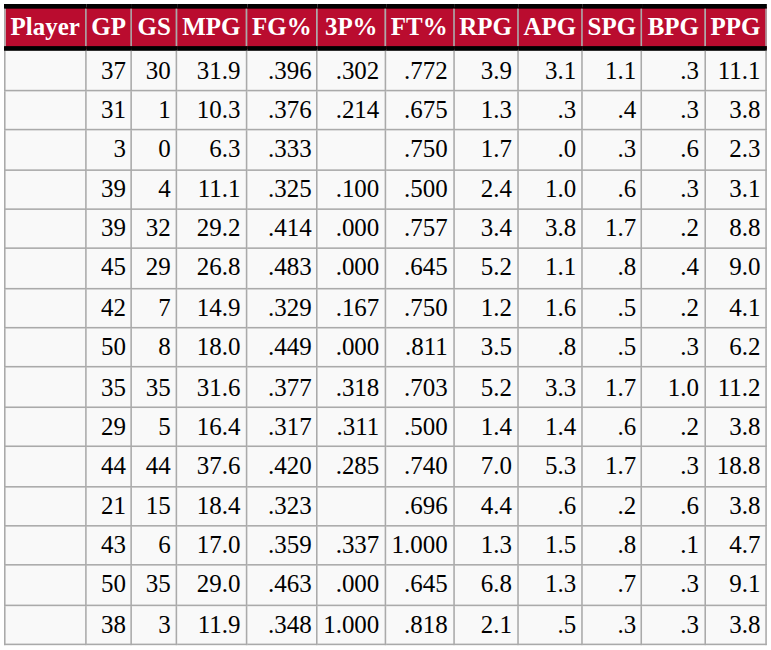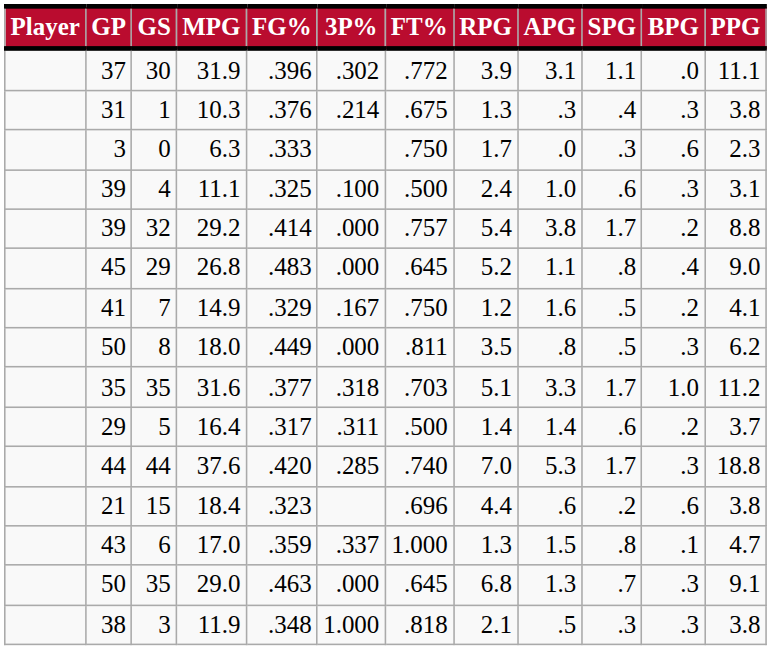(690, 70) .3 -> (690, 70) .0
(496, 228) 3.4 -> (496, 228) 5.4
(114, 307) 42 -> (114, 307) 41
(496, 386) 5.2 -> (496, 386) 5.1
(745, 426) 3.8 -> (745, 426) 3.7
